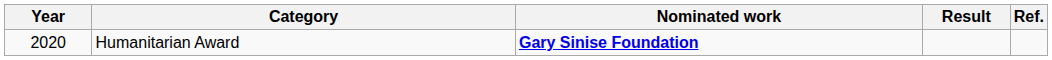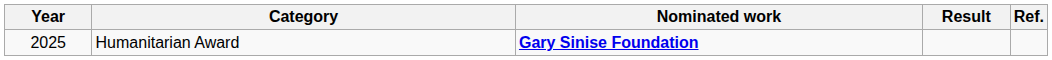(48, 42) 2020 -> (48, 42) 2025
